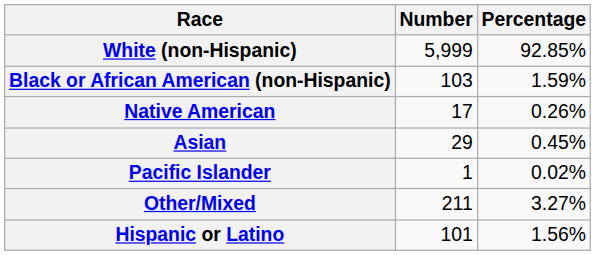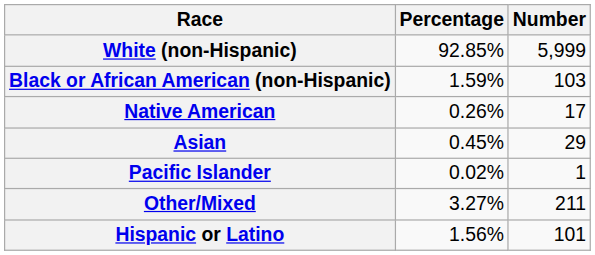columns swapped: (436, 19) <-> (534, 19)
